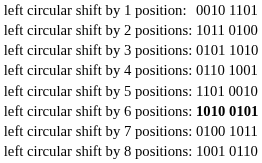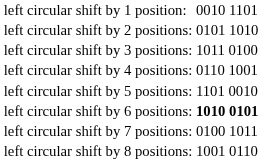(227, 30) 1011 0100 -> (227, 30) 0101 1010
(227, 50) 0101 1010 -> (227, 50) 1011 0100
